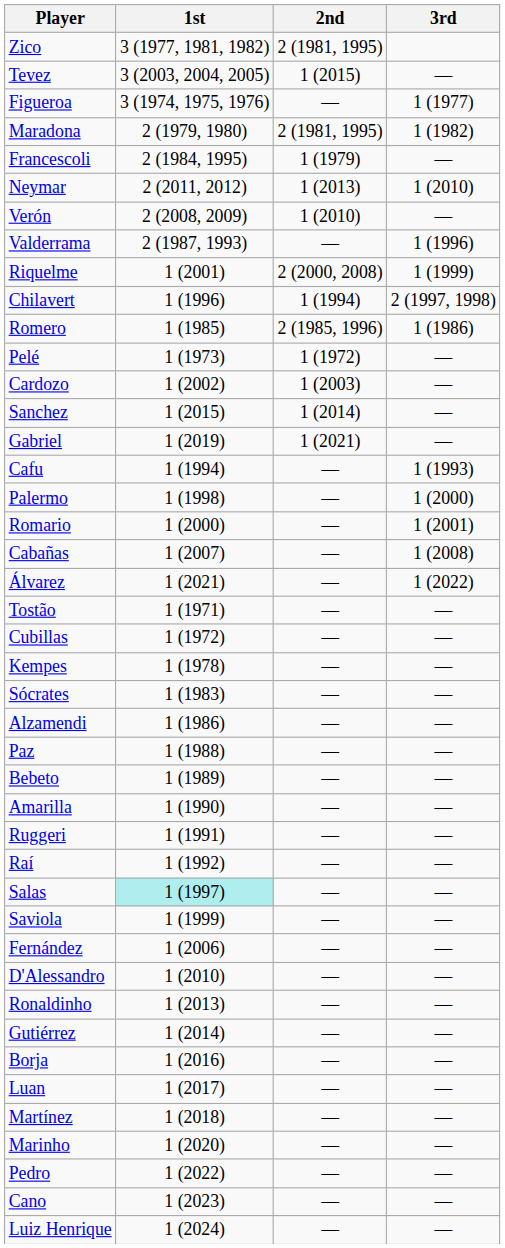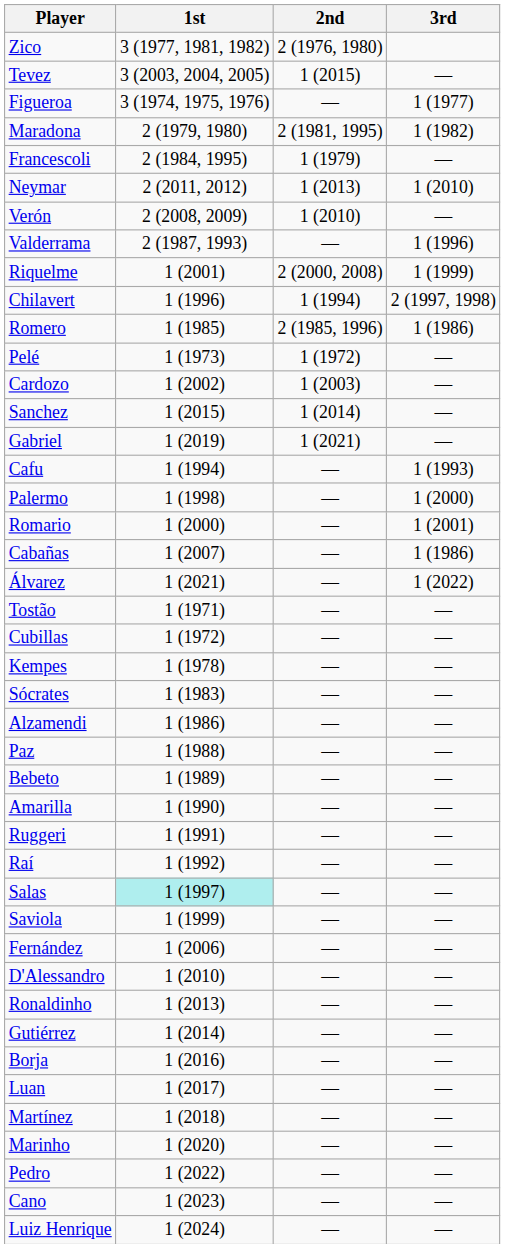(330, 46) 2 (1981, 1995) -> (330, 46) 2 (1976, 1980)
(443, 553) 1 (2008) -> (443, 553) 1 (1986)
